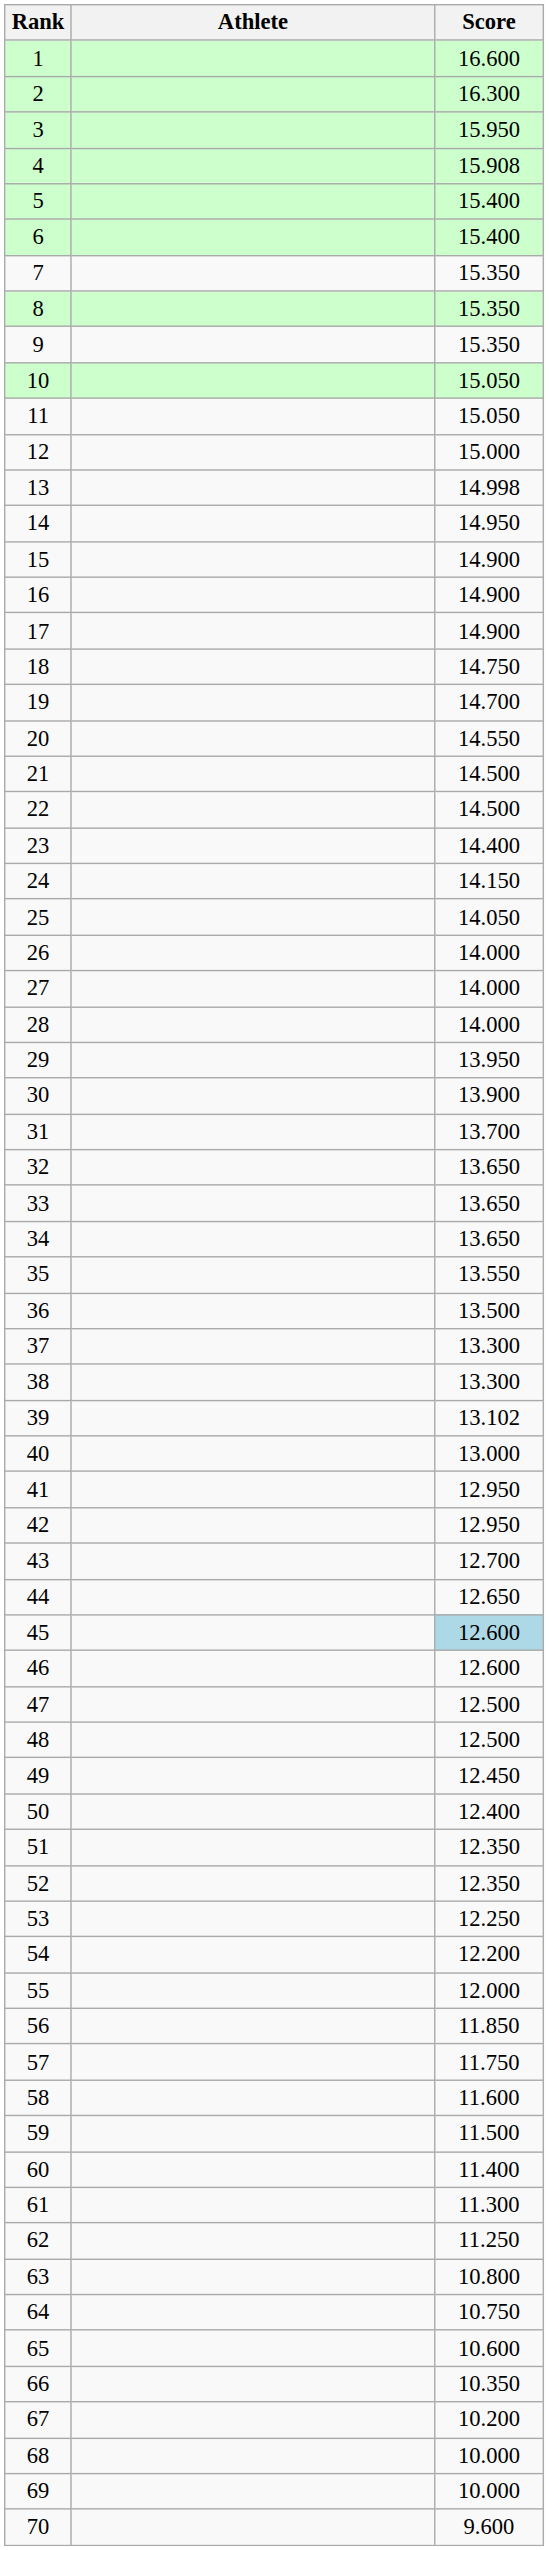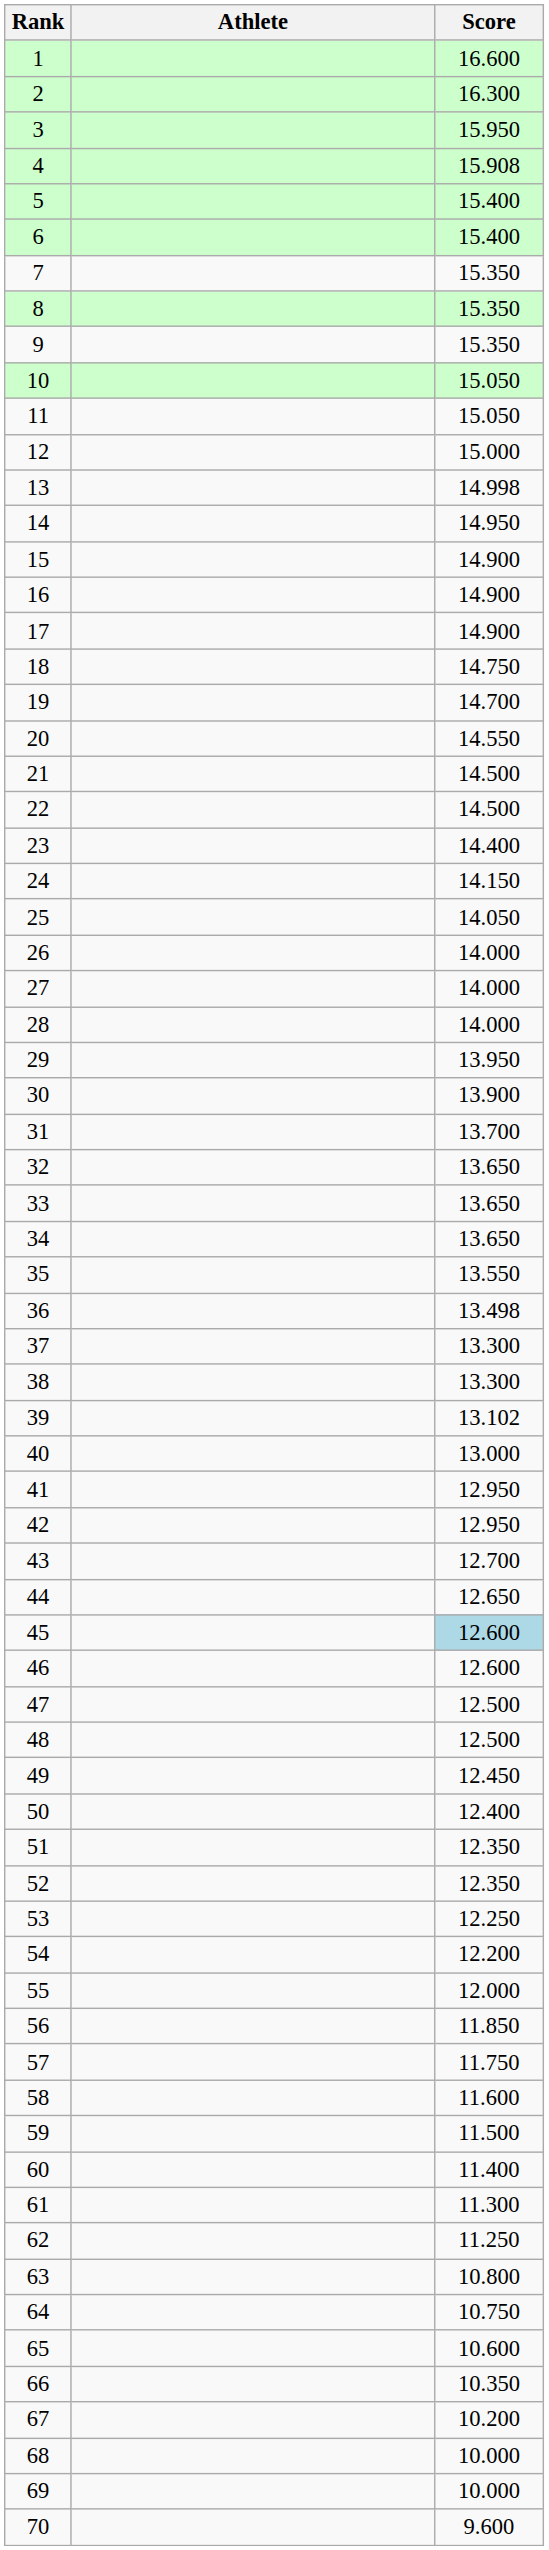(489, 1310) 13.500 -> (489, 1310) 13.498
